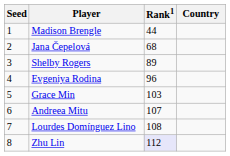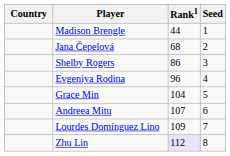columns swapped: (201, 13) <-> (17, 13)
(151, 63) 89 -> (175, 63) 86
(154, 95) 103 -> (178, 95) 104
(154, 127) 108 -> (178, 127) 109
